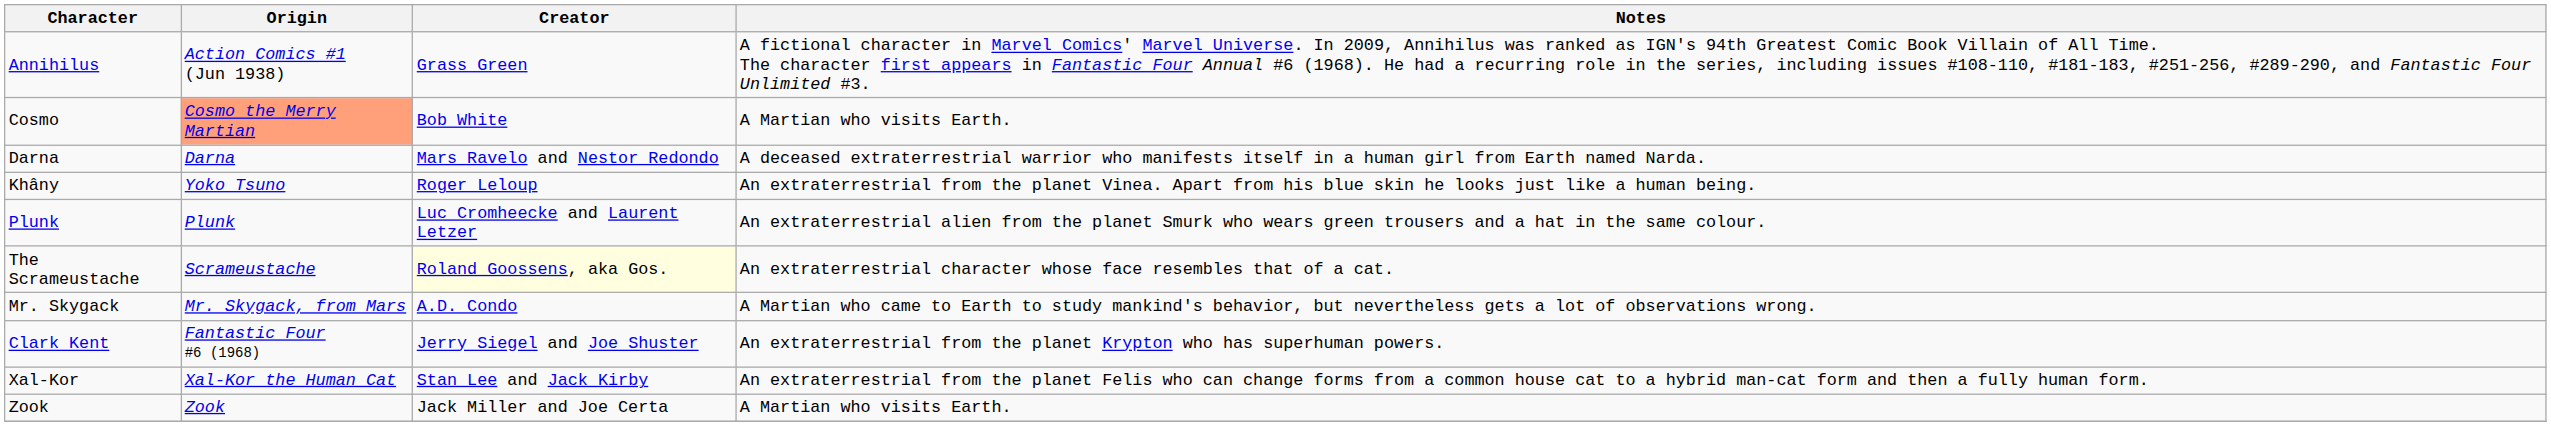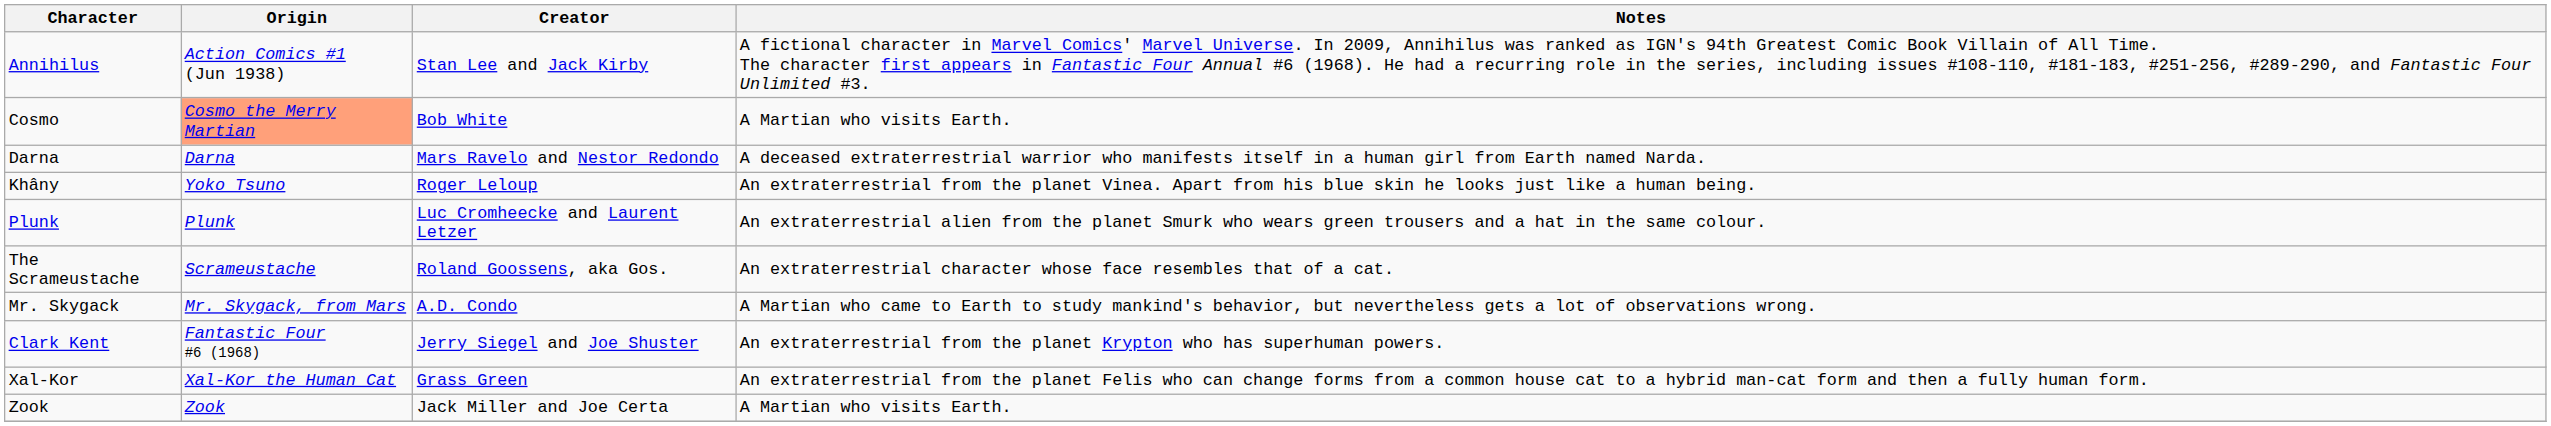(472, 65) Grass Green -> (533, 65) Stan Lee and Jack Kirby
(543, 269) lightyellow background -> (543, 269) no background
(533, 380) Stan Lee and Jack Kirby -> (472, 380) Grass Green
